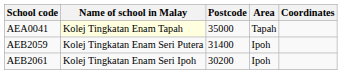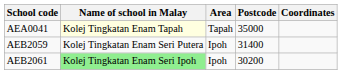columns swapped: (227, 12) <-> (264, 12)
(129, 61) no background -> (129, 61) lightgreen background
